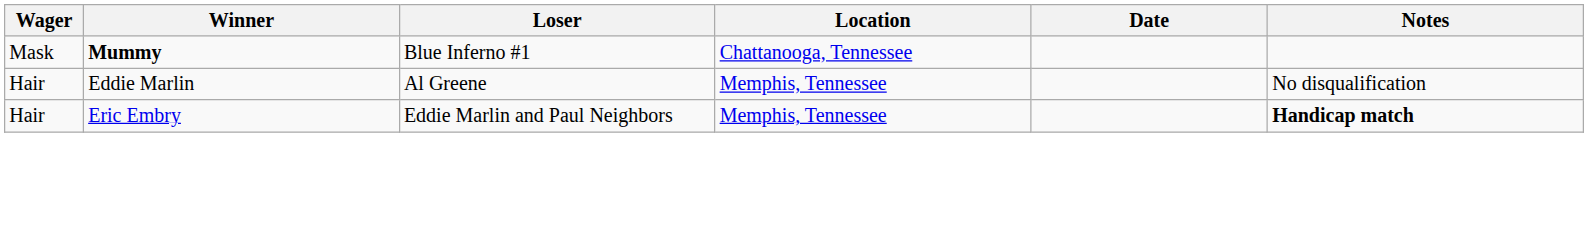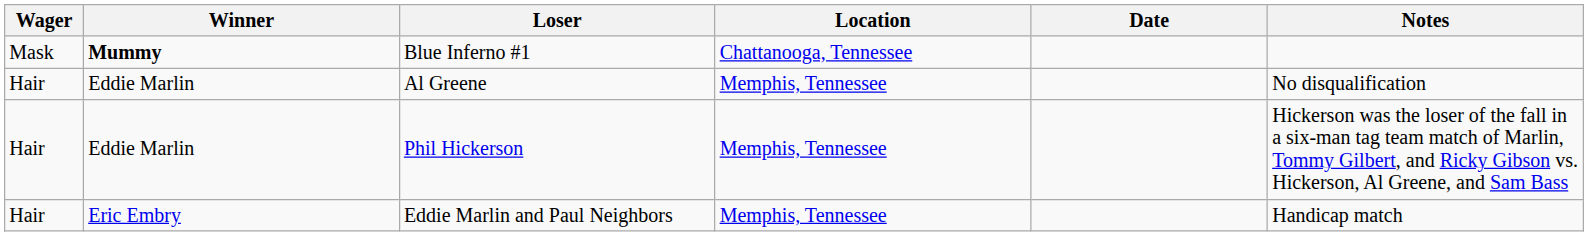+ row: (464, 149)
(1343, 115) bold -> (1337, 214) normal
